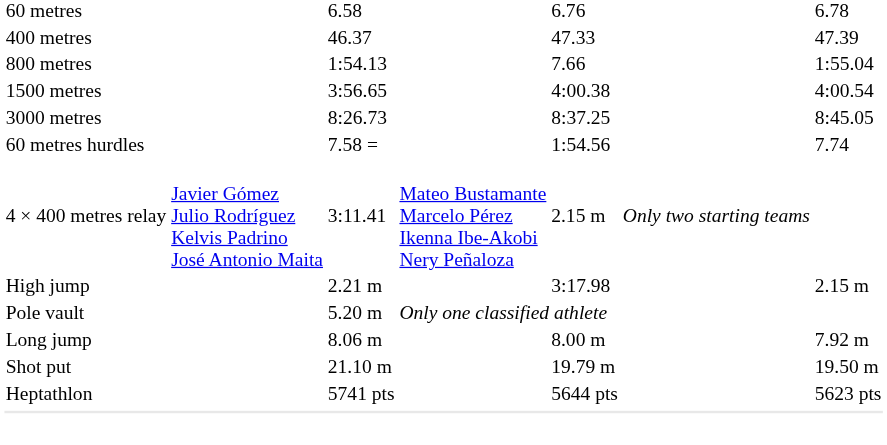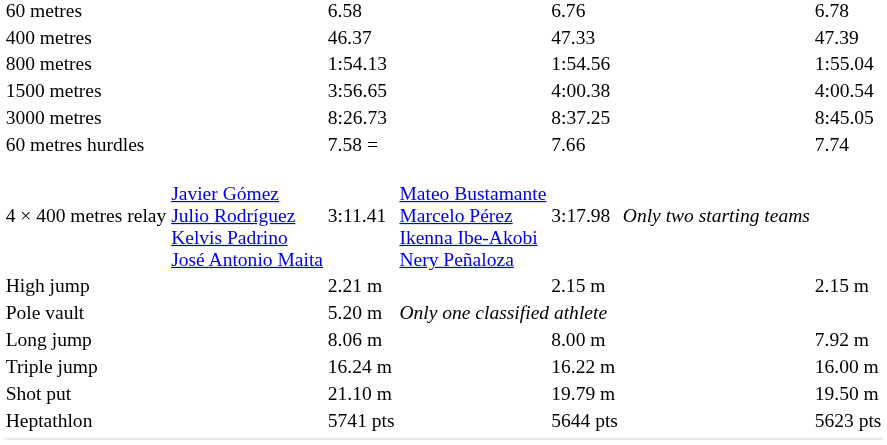(568, 64) 7.66 -> (581, 64) 1:54.56
(581, 144) 1:54.56 -> (568, 144) 7.66
(578, 215) 2.15 m -> (581, 215) 3:17.98
(581, 286) 3:17.98 -> (578, 286) 2.15 m
+ row: (52, 366)
